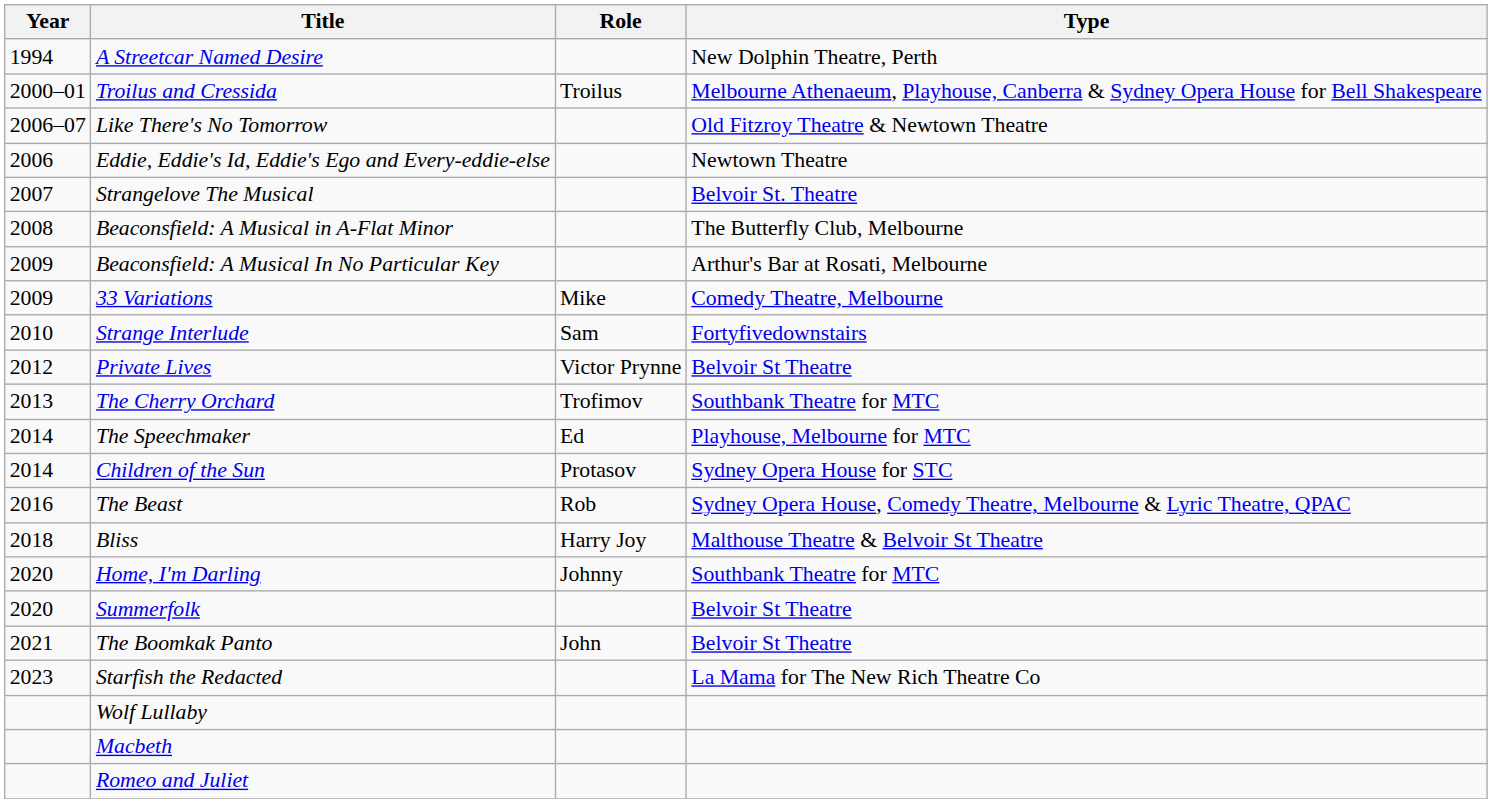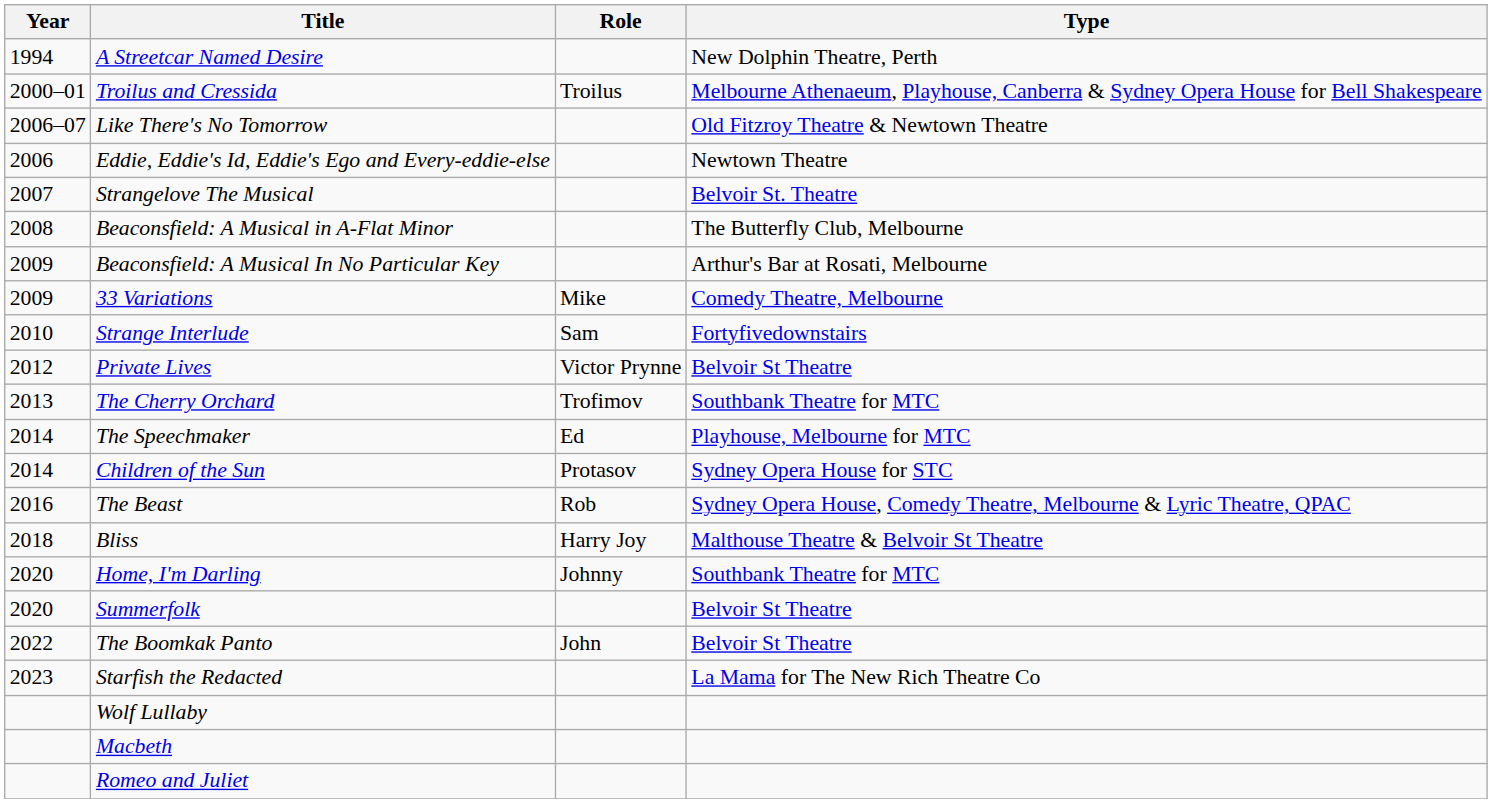(31, 642) 2021 -> (31, 642) 2022
